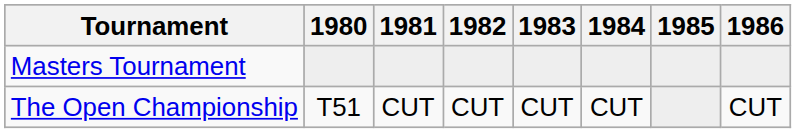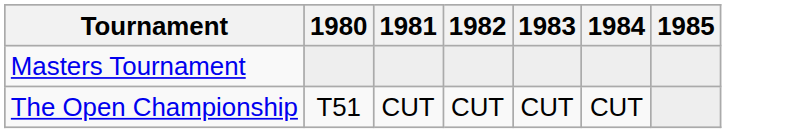- column: (755, 25)
